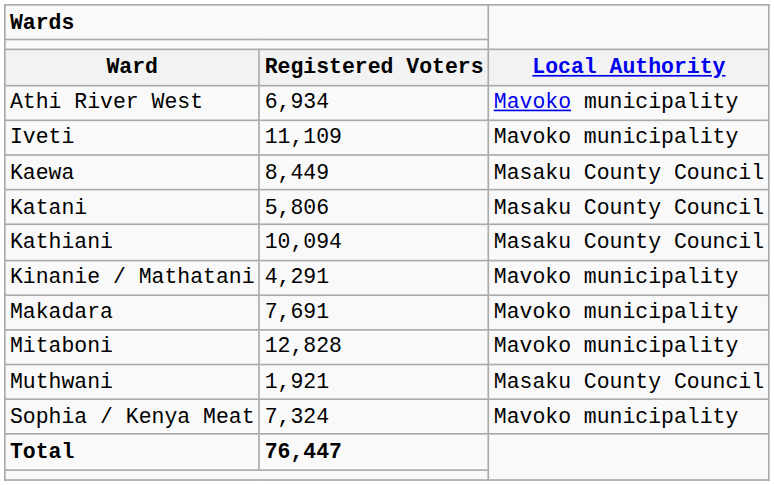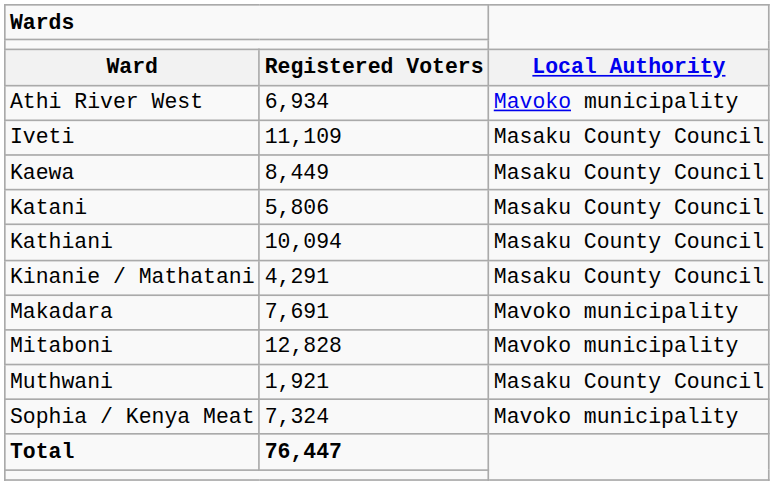(616, 137) Mavoko municipality -> (629, 137) Masaku County Council
(616, 277) Mavoko municipality -> (629, 277) Masaku County Council
